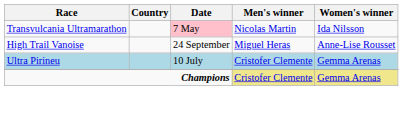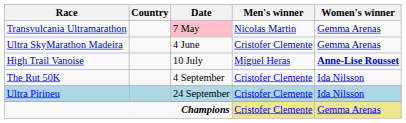(341, 28) Ida Nilsson -> (349, 28) Gemma Arenas
+ row: (65, 45)
(201, 45) 24 September -> (188, 61) 10 July
(356, 45) normal -> (358, 61) bold
+ row: (33, 77)
(188, 61) 10 July -> (201, 93) 24 September
(349, 61) Gemma Arenas -> (341, 93) Ida Nilsson
